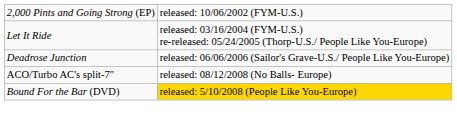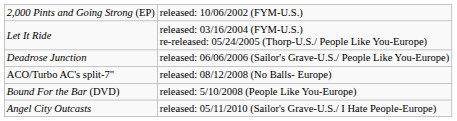(258, 91) gold background -> (258, 91) no background
+ row: (49, 108)
